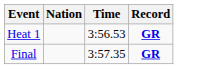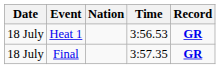+ column: (25, 14)
